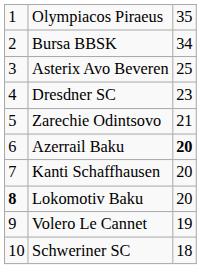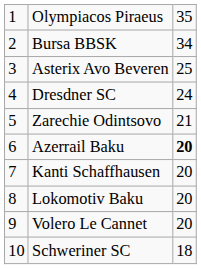(184, 95) 23 -> (184, 95) 24
(12, 198) bold -> (12, 198) normal
(184, 224) 19 -> (184, 224) 20
